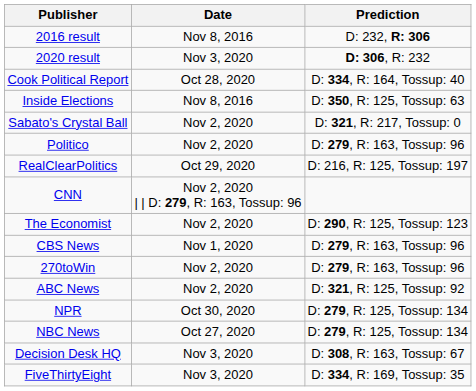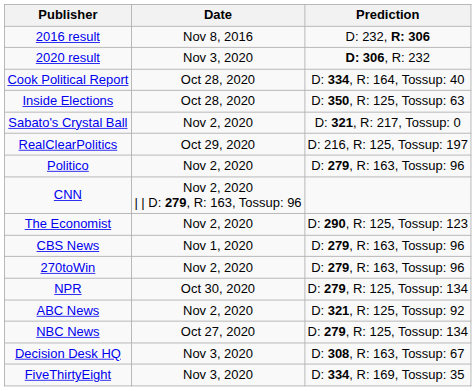(218, 101) Nov 8, 2016 -> (218, 101) Oct 28, 2020
rows swapped: (68, 144) <-> (68, 166)
rows swapped: (68, 289) <-> (68, 310)
